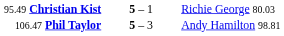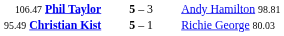rows swapped: (58, 25) <-> (53, 8)
